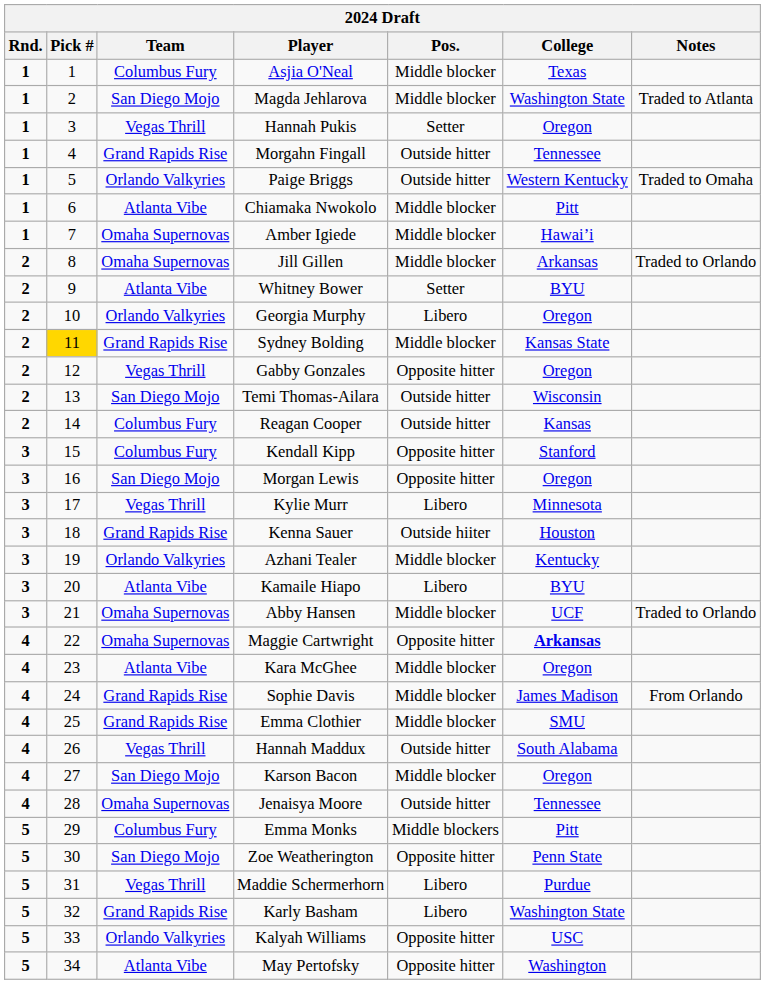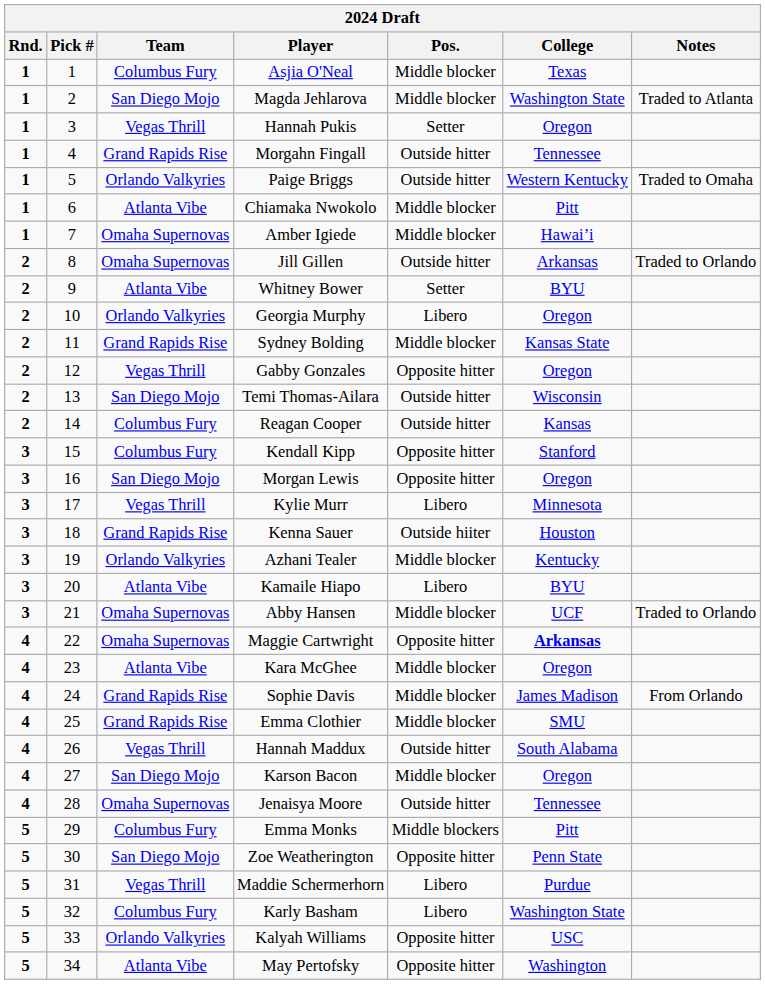(445, 262) Middle blocker -> (445, 262) Outside hitter
(72, 343) gold background -> (72, 343) no background
(165, 911) Grand Rapids Rise -> (165, 911) Columbus Fury
